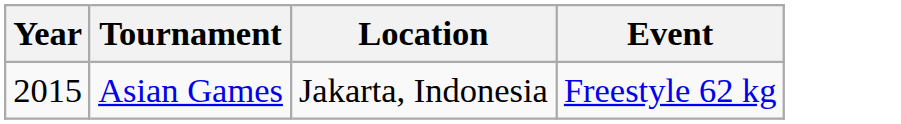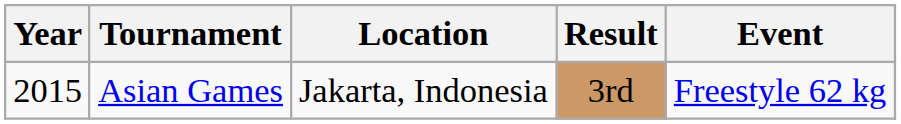+ column: (611, 33)
